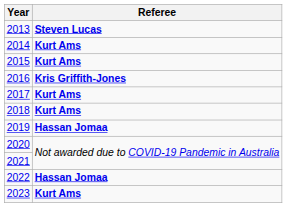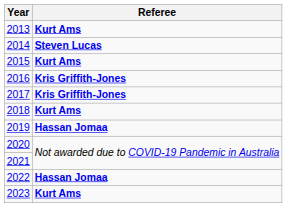(68, 29) Steven Lucas -> (58, 29) Kurt Ams
(58, 45) Kurt Ams -> (68, 45) Steven Lucas
(58, 95) Kurt Ams -> (80, 95) Kris Griffith-Jones
